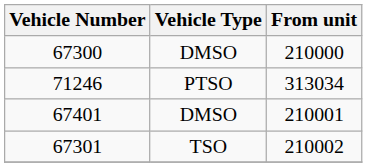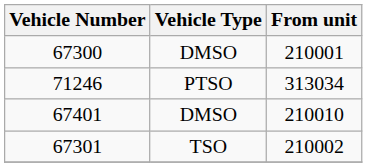(314, 51) 210000 -> (314, 51) 210001
(314, 114) 210001 -> (314, 114) 210010
